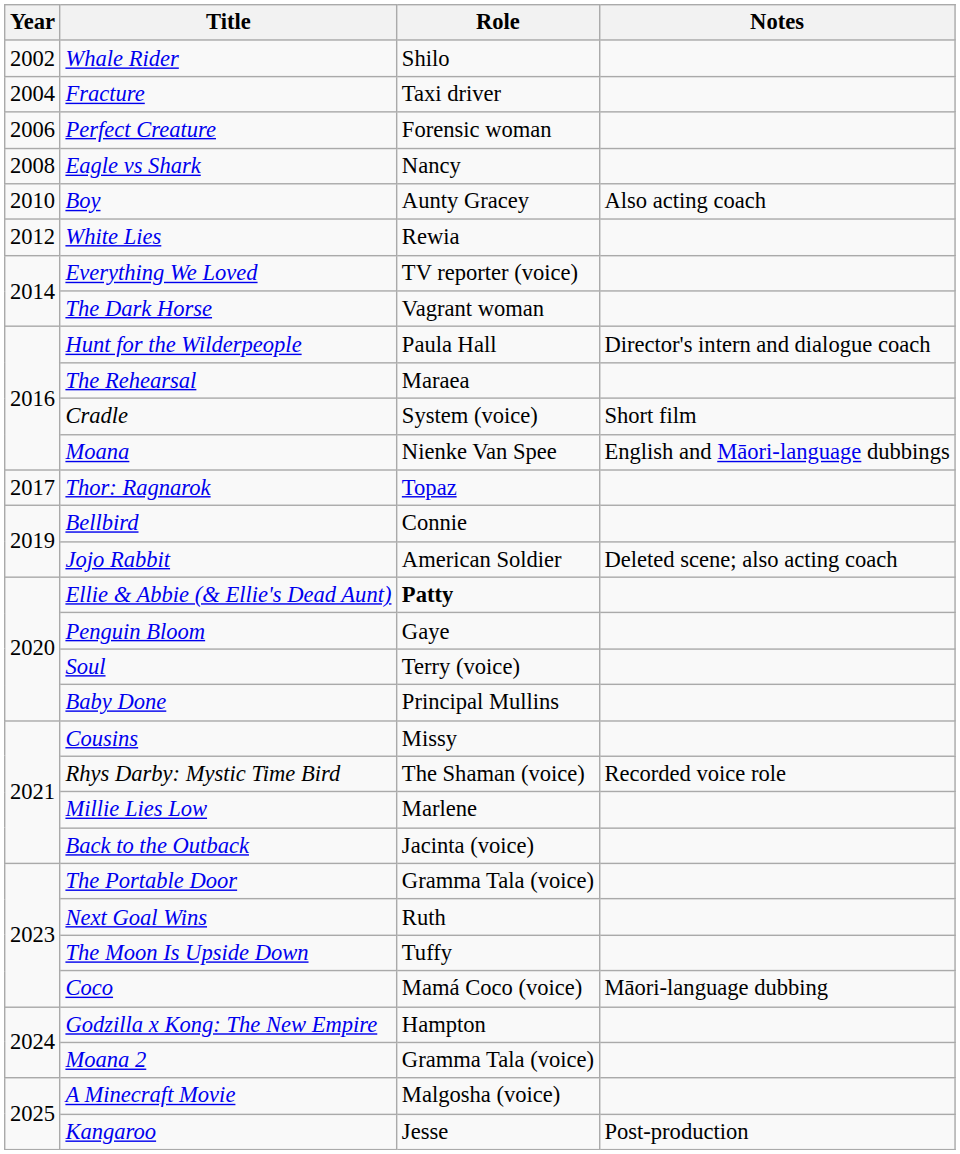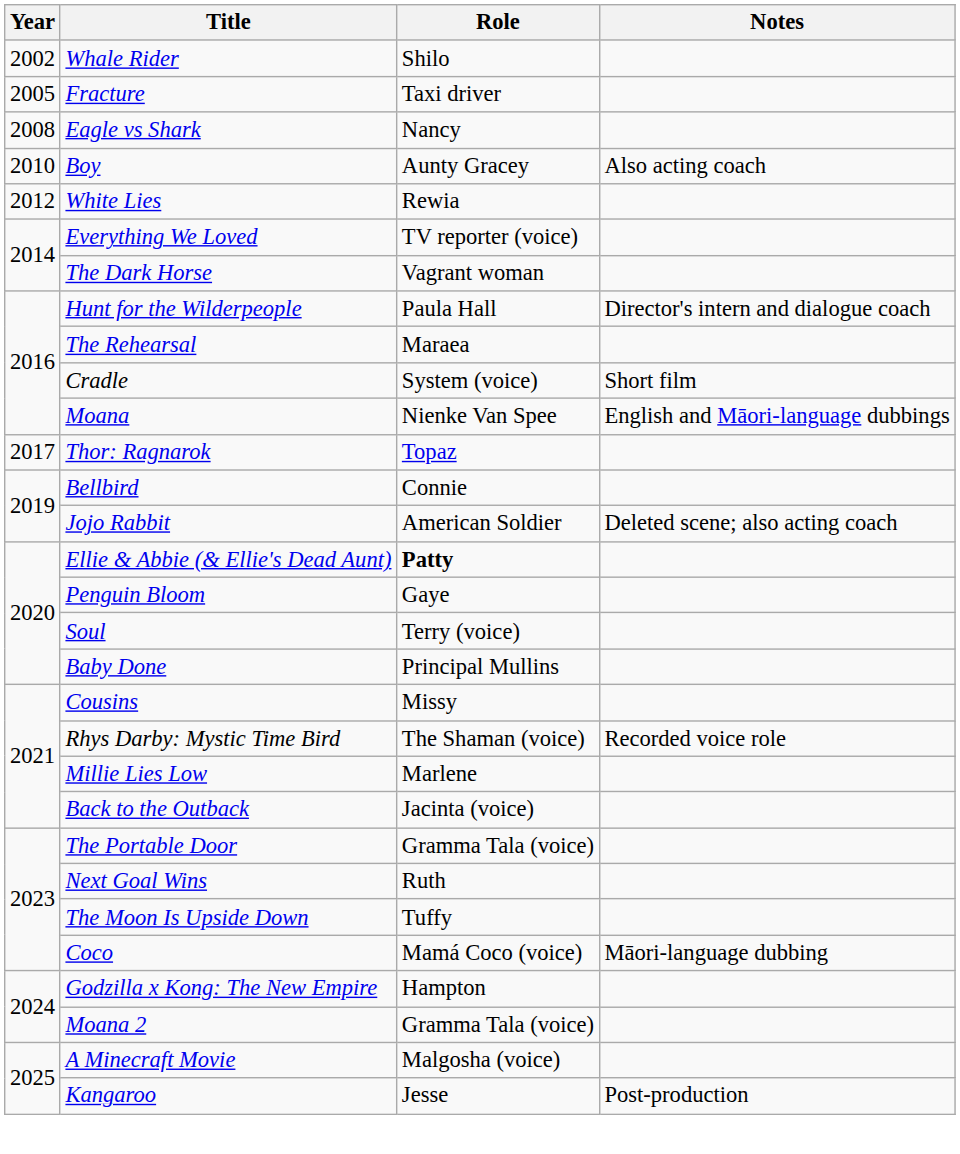(32, 93) 2004 -> (32, 93) 2005
- row: (141, 129)
